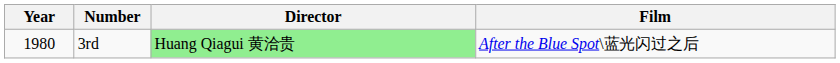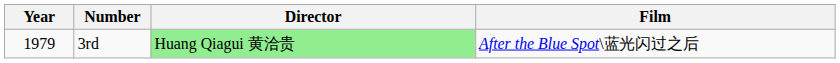(39, 43) 1980 -> (39, 43) 1979
